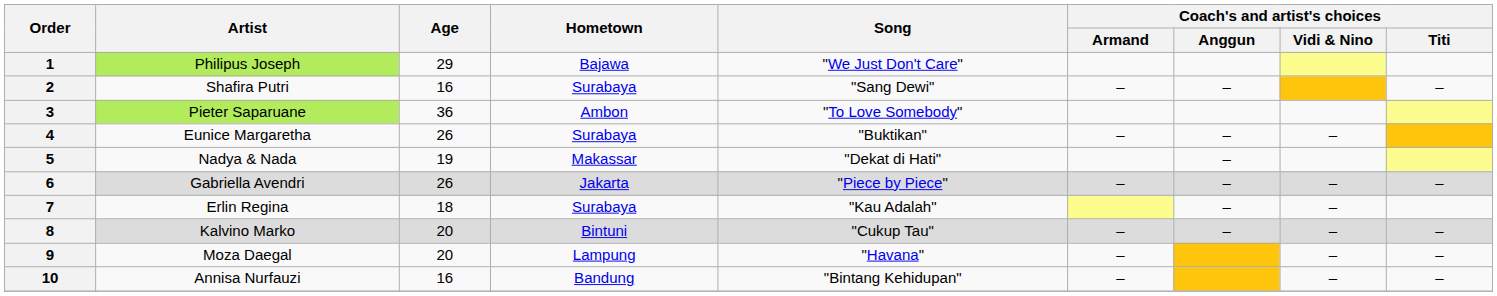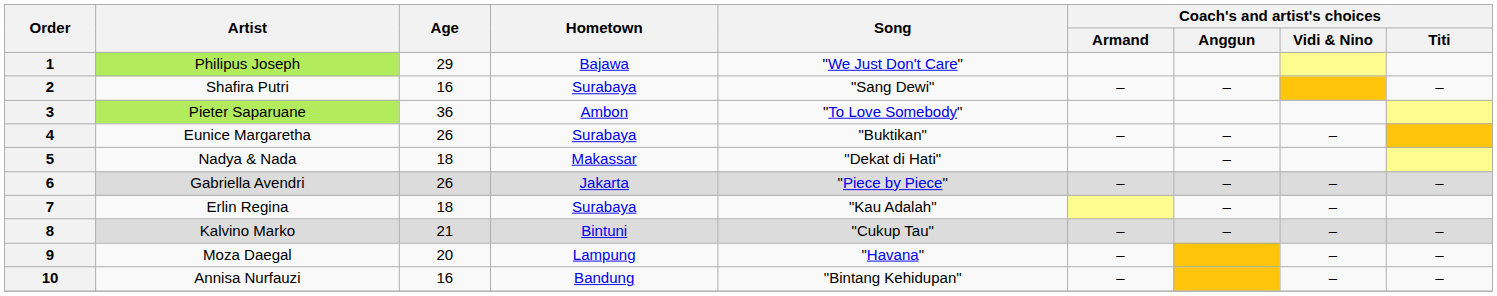(445, 159) 19 -> (445, 159) 18
(445, 231) 20 -> (445, 231) 21
